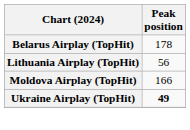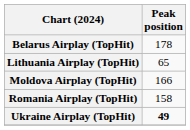(164, 62) 56 -> (164, 62) 65
+ row: (73, 98)
